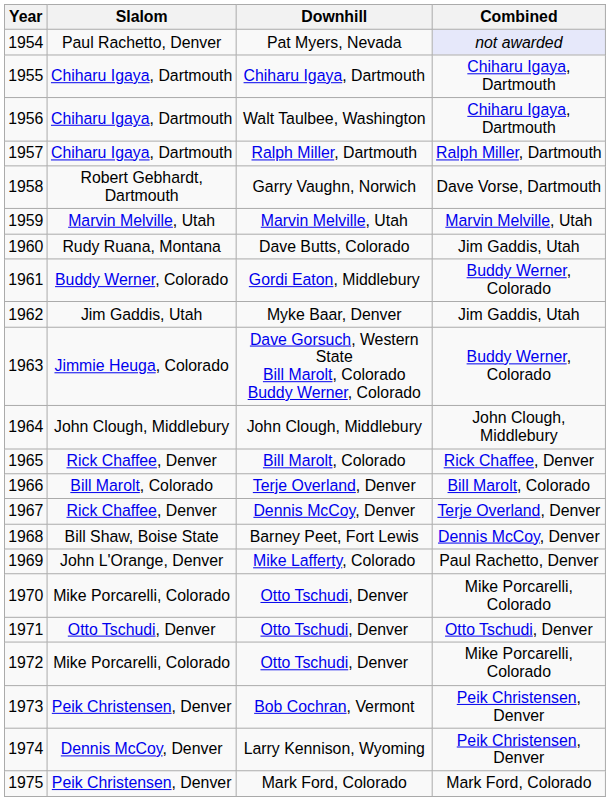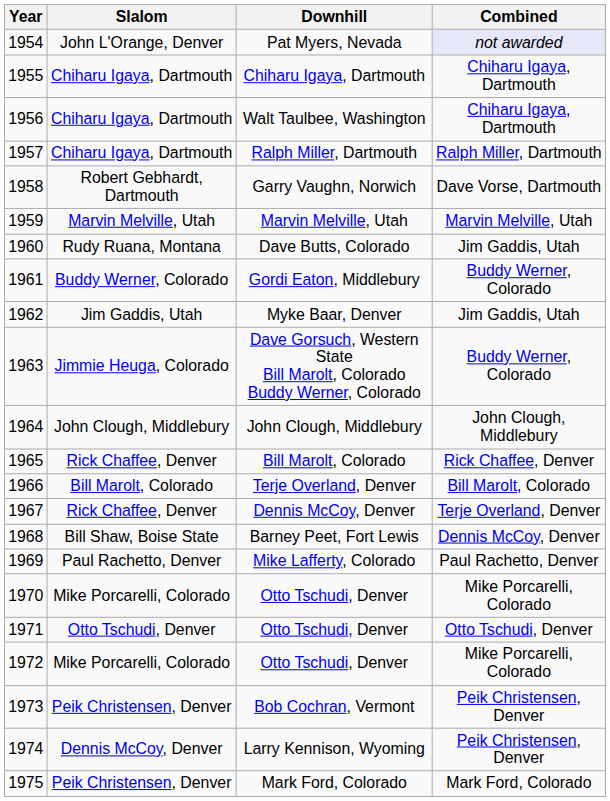(142, 42) Paul Rachetto, Denver -> (142, 42) John L'Orange, Denver
(142, 561) John L'Orange, Denver -> (142, 561) Paul Rachetto, Denver
